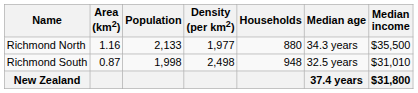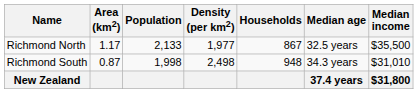(110, 45) 1.16 -> (110, 45) 1.17
(293, 45) 880 -> (293, 45) 867
(332, 45) 34.3 years -> (332, 45) 32.5 years
(332, 62) 32.5 years -> (332, 62) 34.3 years
